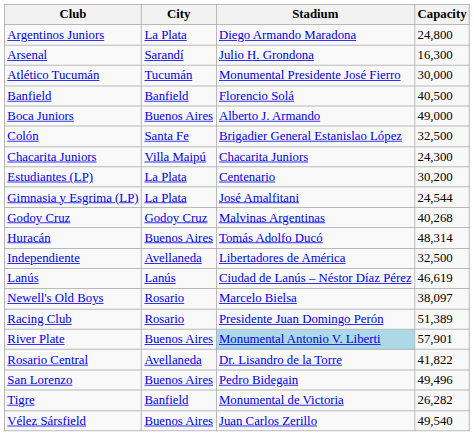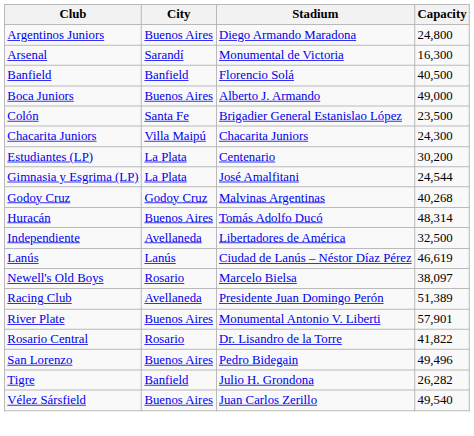(166, 34) La Plata -> (179, 34) Buenos Aires
(266, 55) Julio H. Grondona -> (281, 55) Monumental de Victoria
- row: (53, 75)
(435, 136) 32,500 -> (435, 116) 23,500
(164, 319) Rosario -> (173, 298) Avellaneda
(300, 339) lightblue background -> (300, 319) no background
(173, 359) Avellaneda -> (164, 339) Rosario
(281, 400) Monumental de Victoria -> (266, 380) Julio H. Grondona
